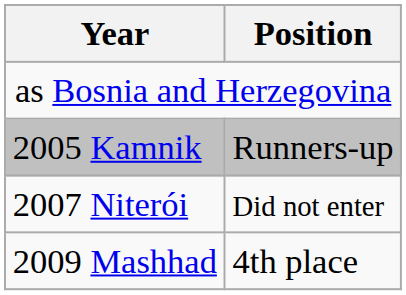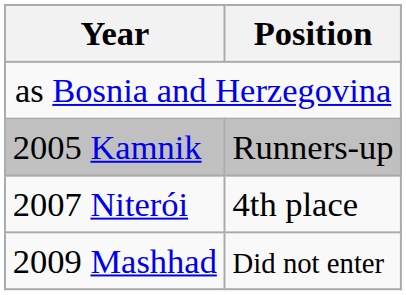(308, 205) Did not enter -> (295, 203) 4th place
(295, 260) 4th place -> (308, 262) Did not enter
